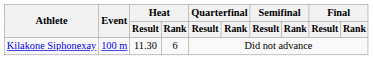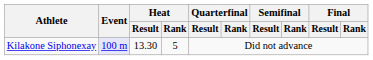(114, 46) no background -> (114, 46) lavender background
(145, 46) 11.30 -> (145, 46) 13.30
(175, 46) 6 -> (175, 46) 5
